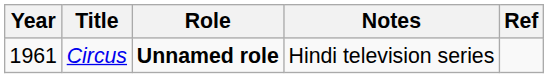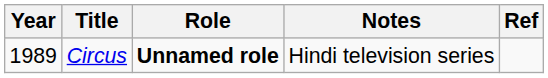(33, 55) 1961 -> (33, 55) 1989
